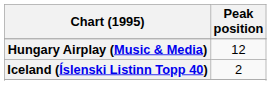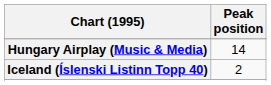(238, 49) 12 -> (238, 49) 14
